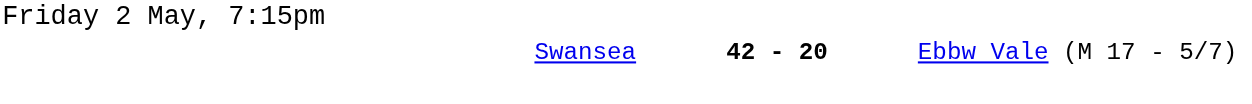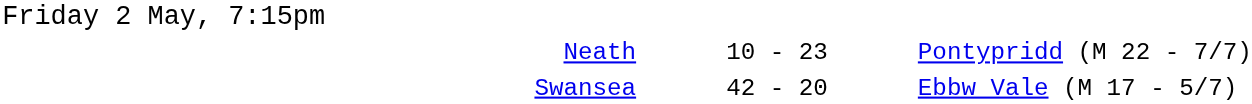+ row: (600, 53)
(777, 53) bold -> (777, 88) normal
